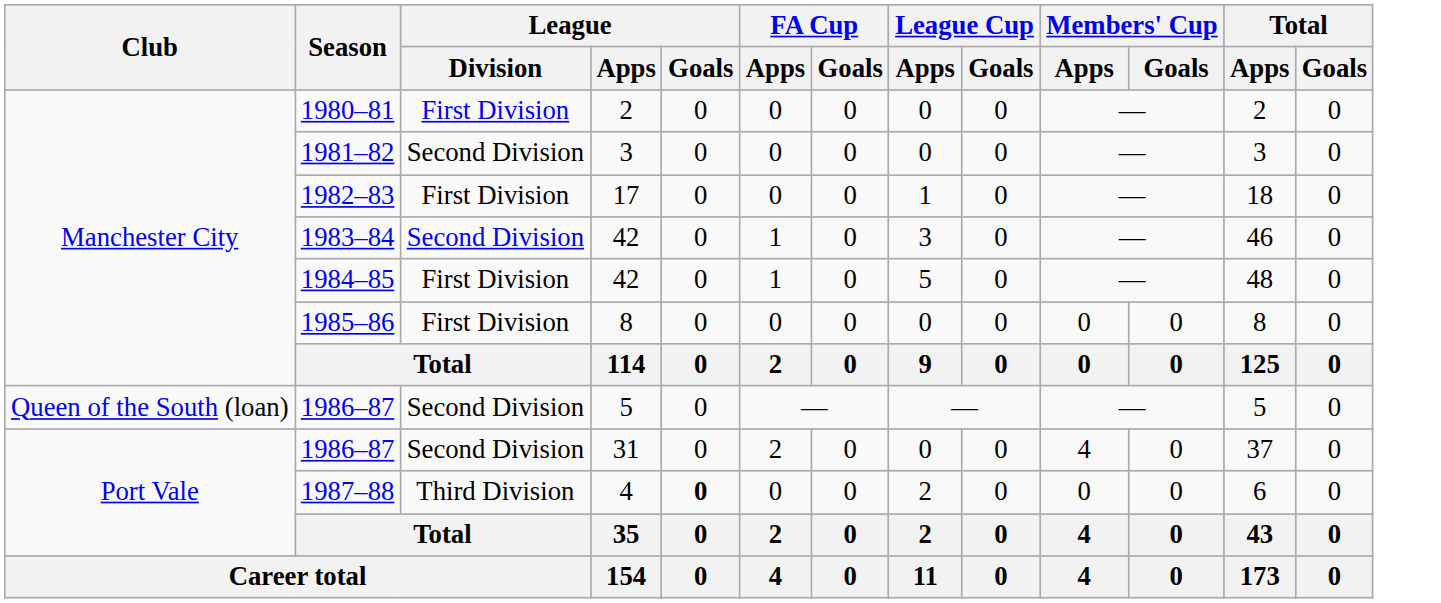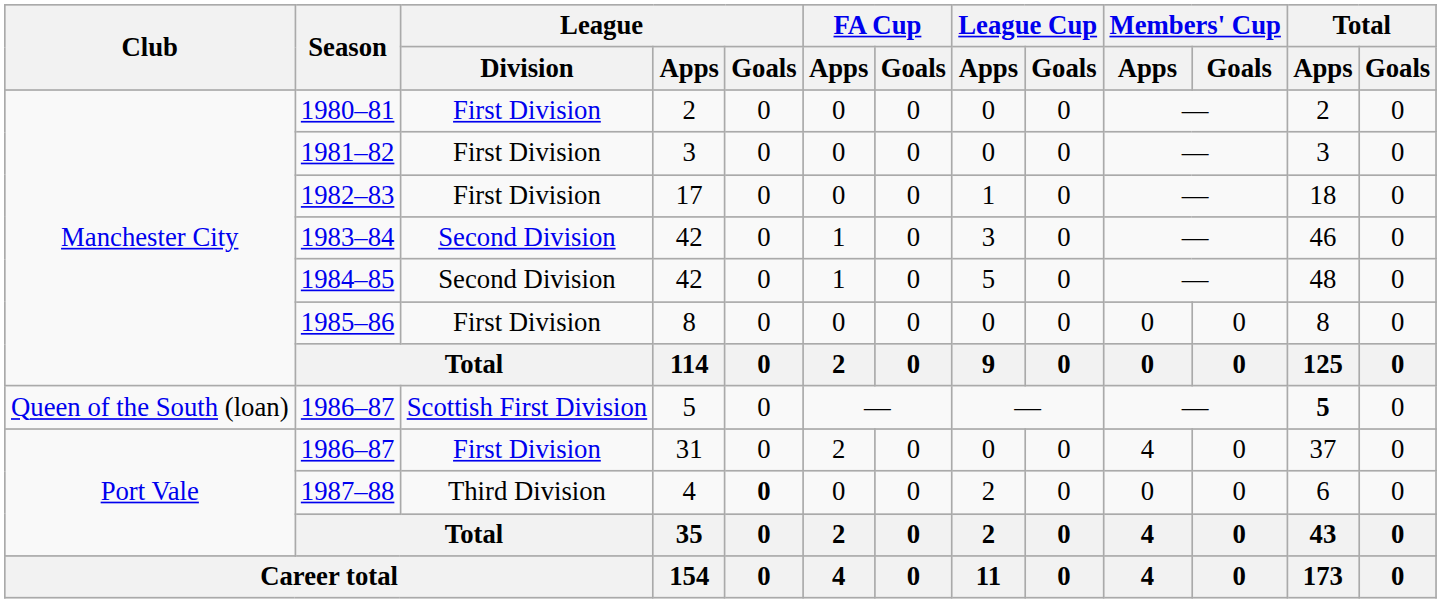(495, 152) Second Division -> (527, 152) First Division
(495, 279) First Division -> (527, 279) Second Division
(495, 407) Second Division -> (527, 407) Scottish First Division
(1260, 407) normal -> (1323, 407) bold
(495, 449) Second Division -> (527, 449) First Division
